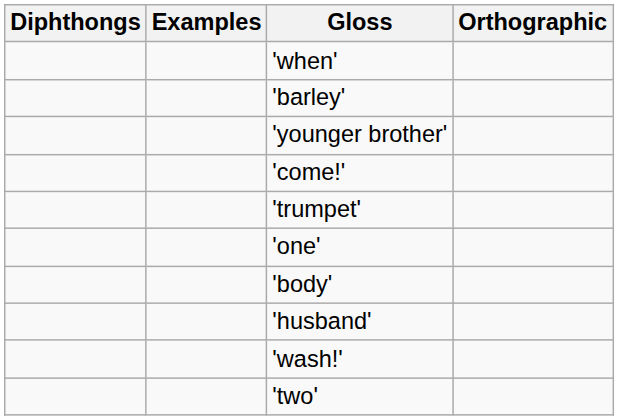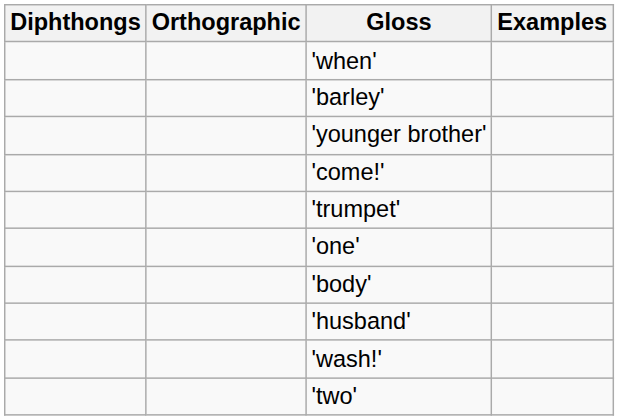columns swapped: (207, 23) <-> (533, 23)
